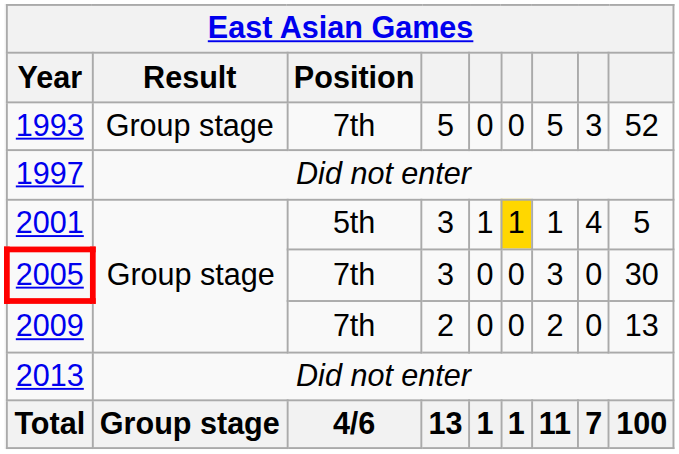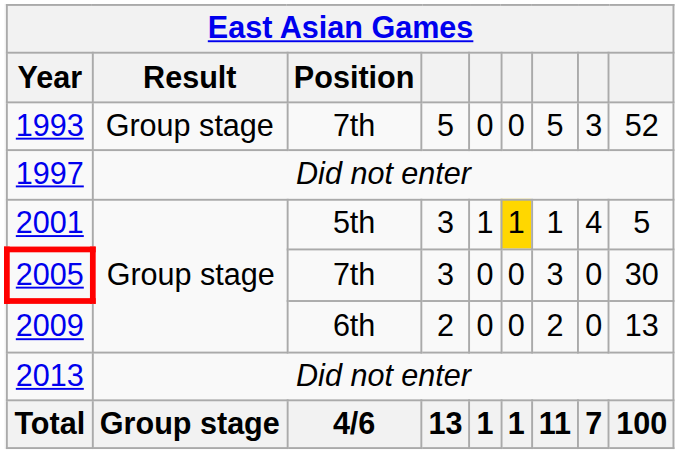(354, 326) 7th -> (354, 326) 6th
